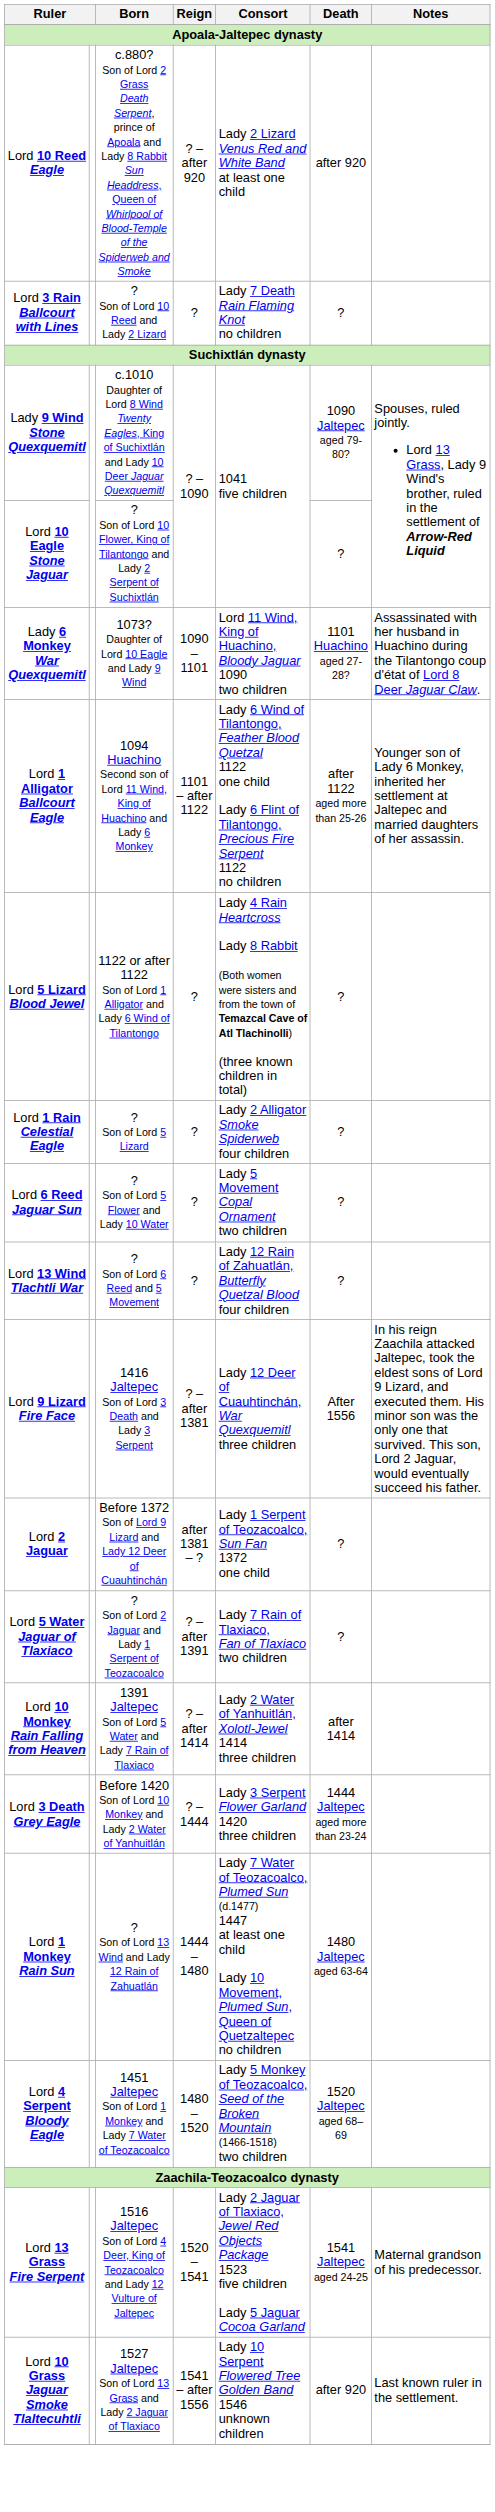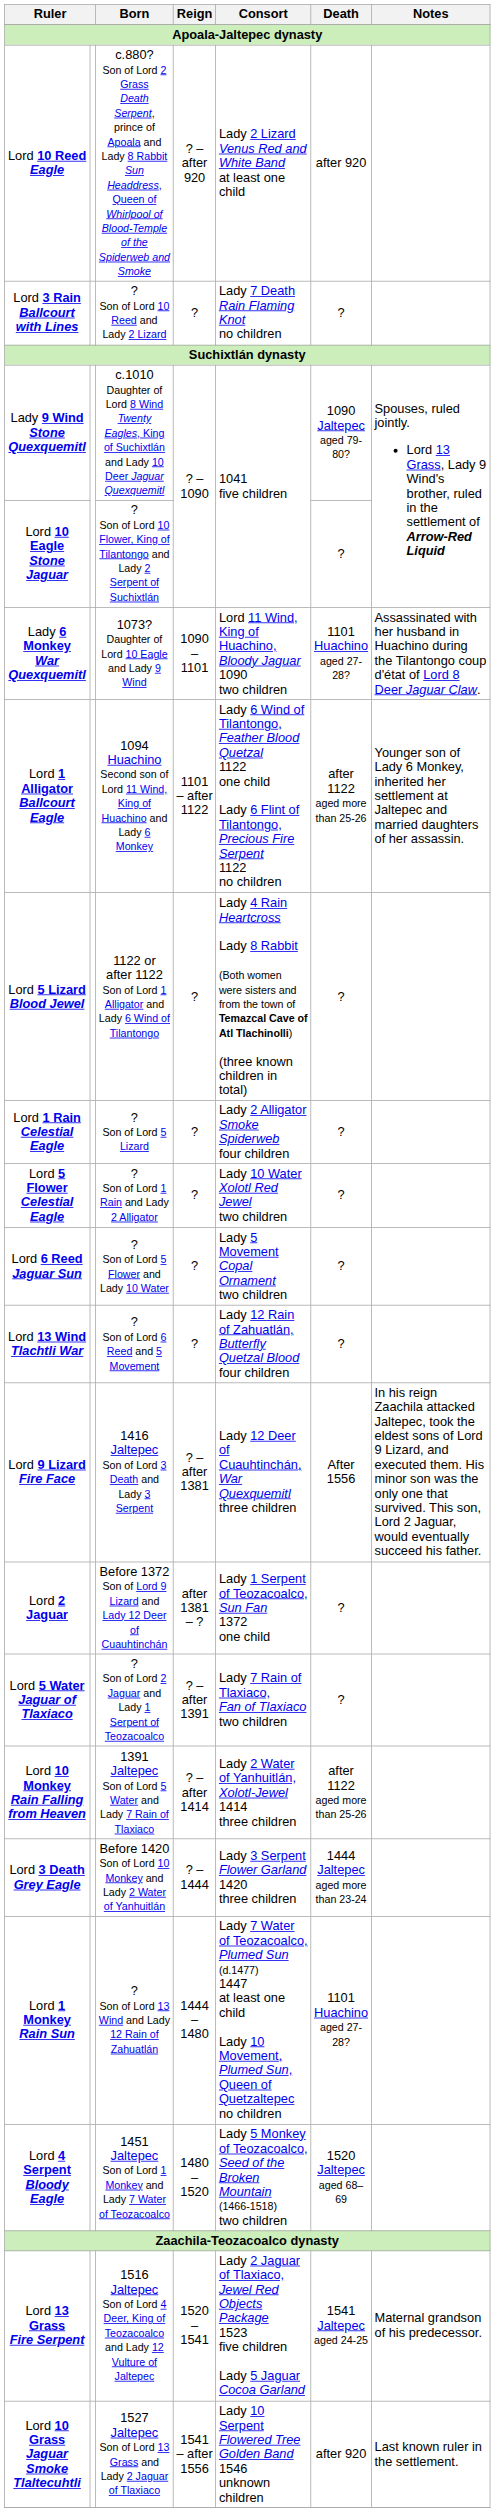+ row: (47, 1195)
(341, 1729) after 1414 -> (341, 1792) after 1122 aged more than 25-26
(341, 1956) 1480 Jaltepec aged 63-64 -> (341, 2020) 1101 Huachino aged 27-28?
